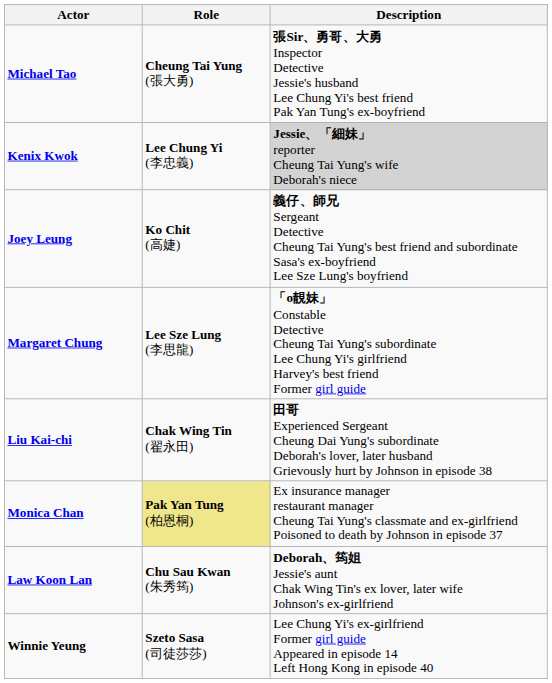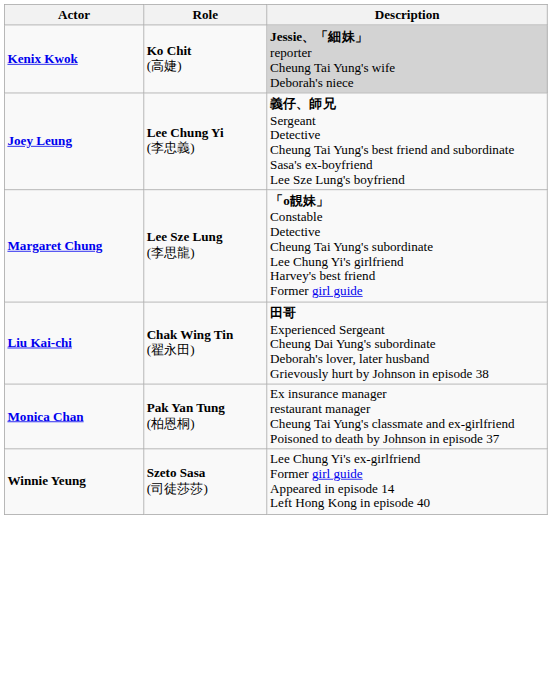- row: (42, 73)
(184, 155) Lee Chung Yi (李忠義) -> (169, 58) Ko Chit (高婕)
(168, 237) Ko Chit (高婕) -> (185, 140) Lee Chung Yi (李忠義)
(184, 512) khaki background -> (186, 415) no background
- row: (50, 579)
